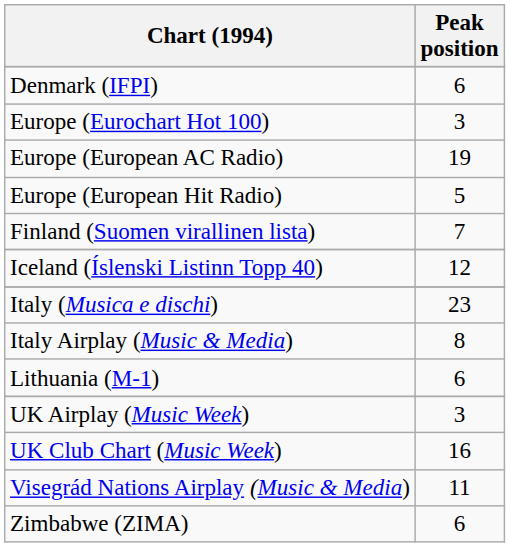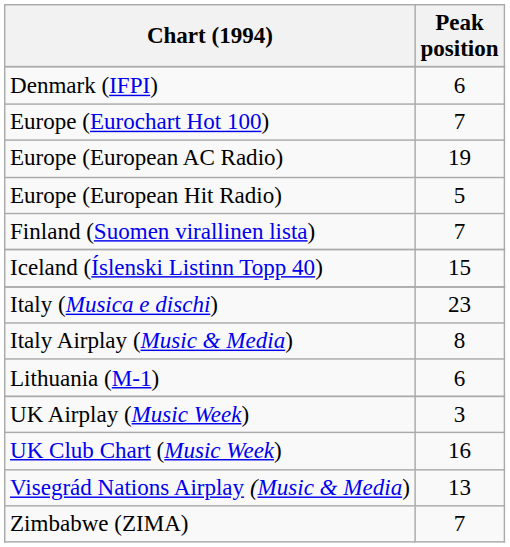(460, 121) 3 -> (460, 121) 7
(460, 267) 12 -> (460, 267) 15
(460, 487) 11 -> (460, 487) 13
(460, 523) 6 -> (460, 523) 7
